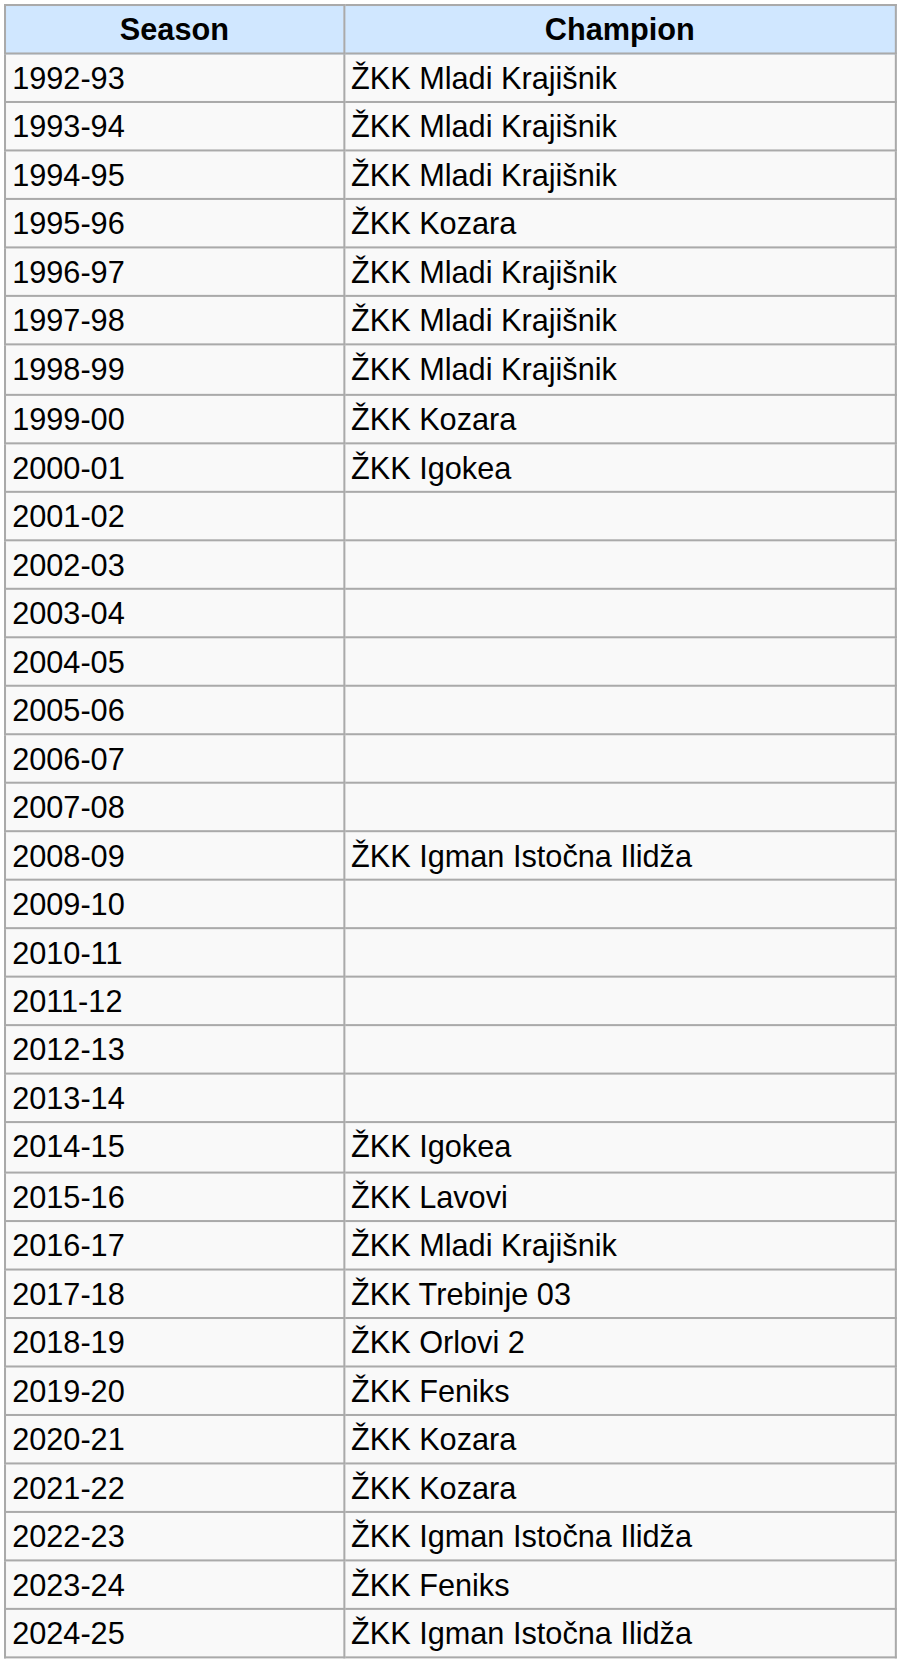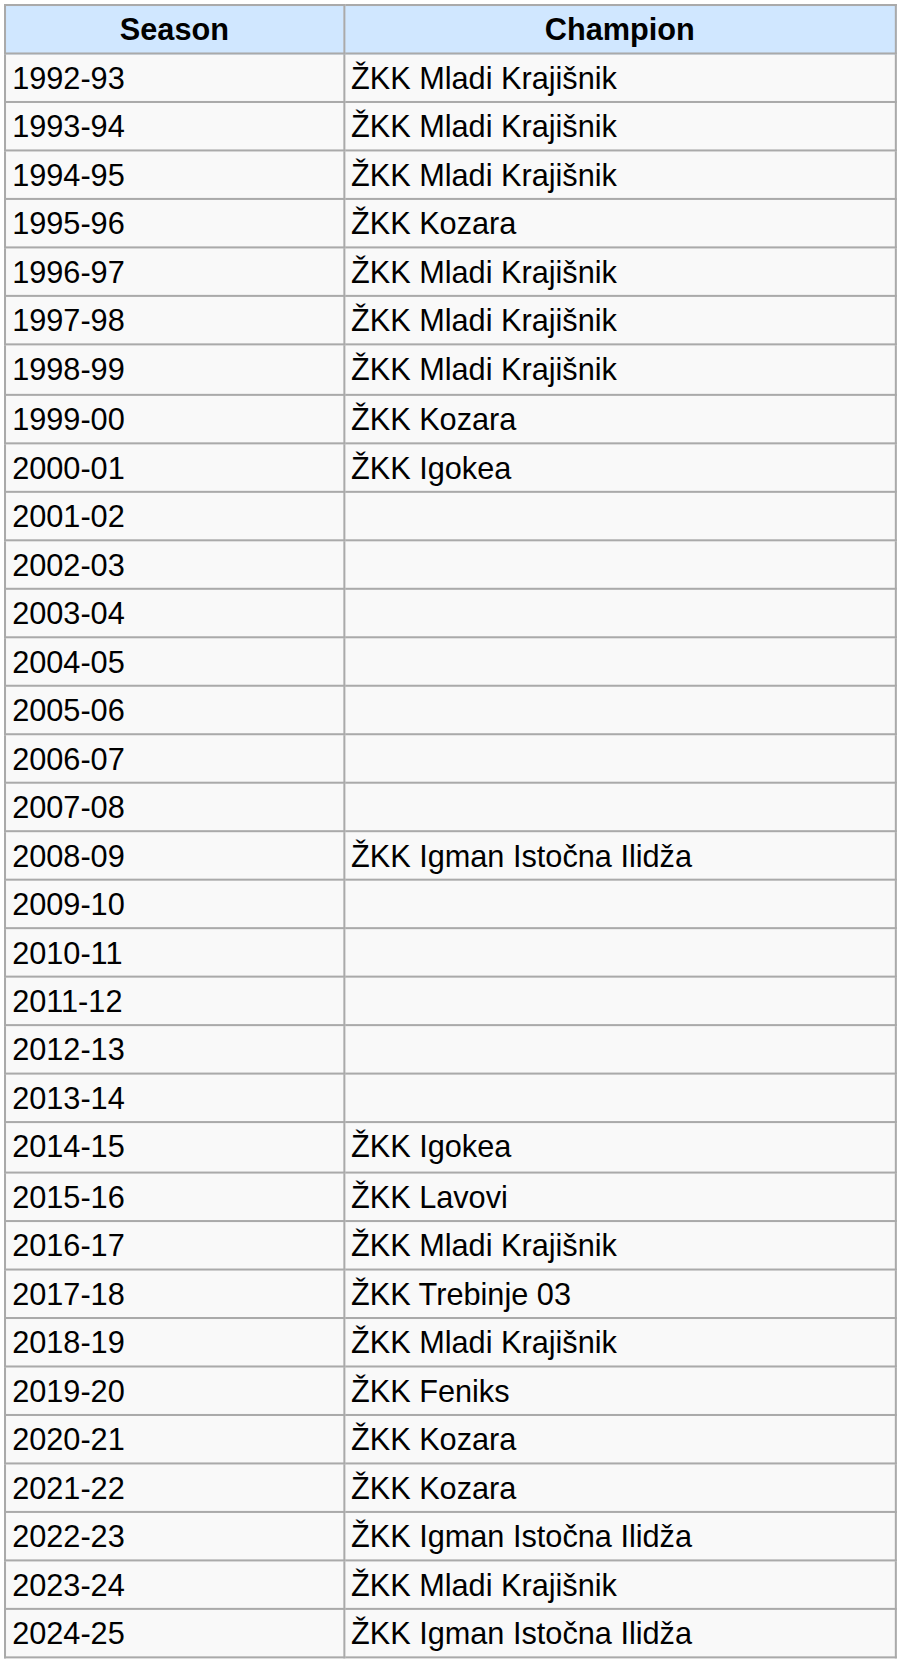(438, 1342) ŽKK Orlovi 2 -> (484, 1342) ŽKK Mladi Krajišnik
(430, 1585) ŽKK Feniks -> (484, 1585) ŽKK Mladi Krajišnik
